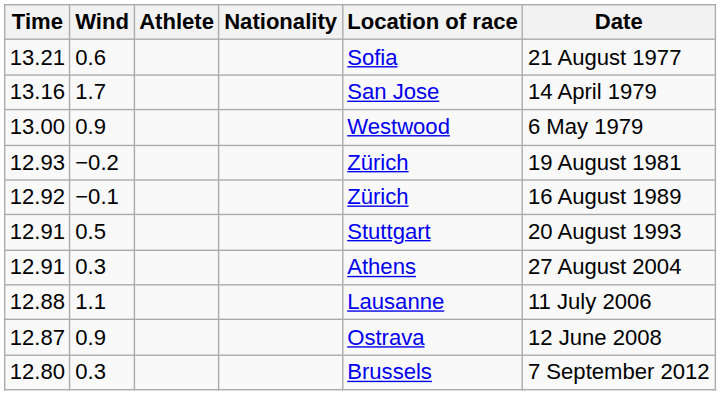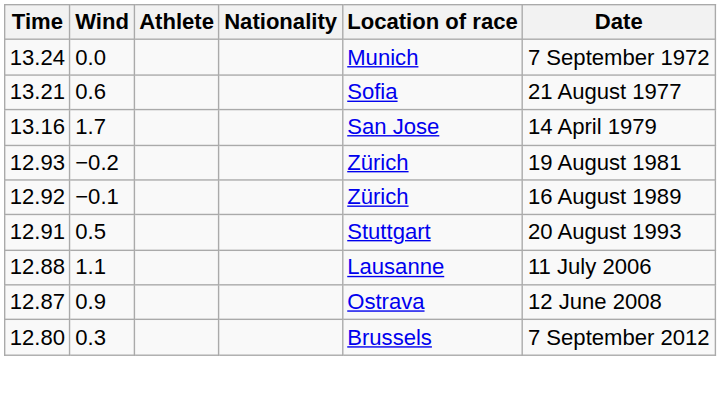+ row: (37, 57)
- row: (37, 127)
- row: (37, 267)
